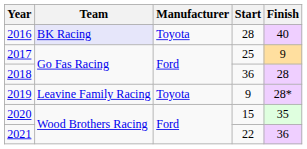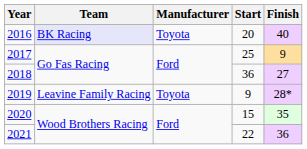(248, 34) 28 -> (248, 34) 20
(283, 74) 28 -> (283, 74) 27
